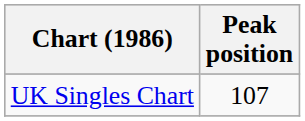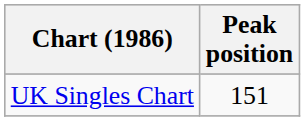(249, 94) 107 -> (249, 94) 151
